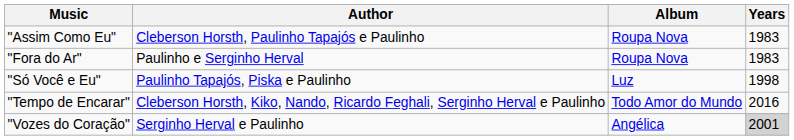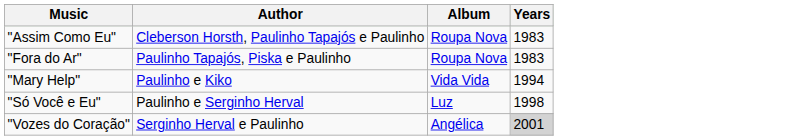(220, 59) Paulinho e Serginho Herval -> (244, 59) Paulinho Tapajós, Piska e Paulinho
+ row: (44, 80)
(244, 80) Paulinho Tapajós, Piska e Paulinho -> (220, 102) Paulinho e Serginho Herval
- row: (69, 102)
